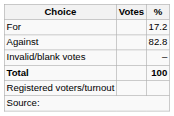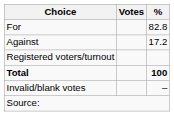(158, 27) 17.2 -> (158, 27) 82.8
(158, 42) 82.8 -> (158, 42) 17.2
rows swapped: (46, 57) <-> (60, 88)
